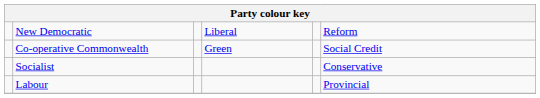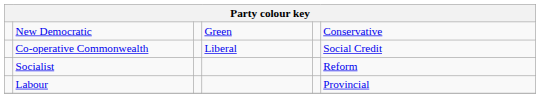(221, 31) Liberal -> (218, 31) Green
(340, 31) Reform -> (353, 31) Conservative
(218, 48) Green -> (221, 48) Liberal
(353, 66) Conservative -> (340, 66) Reform
